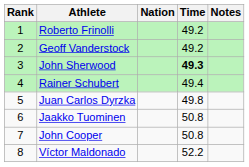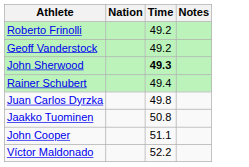- column: (20, 13)
(193, 135) 50.8 -> (161, 135) 51.1
